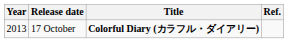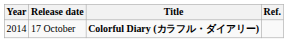(17, 29) 2013 -> (17, 29) 2014
